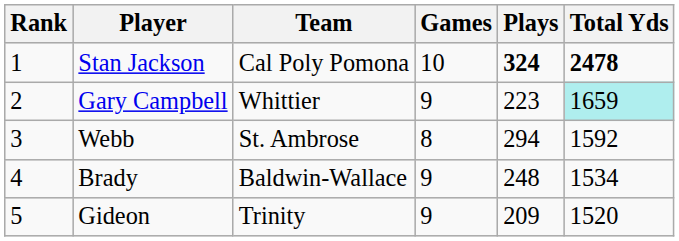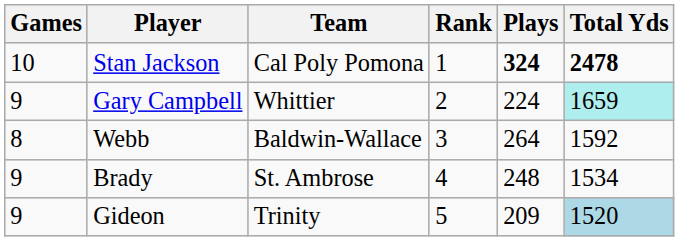columns swapped: (39, 23) <-> (456, 23)
(521, 100) 223 -> (521, 100) 224
(299, 139) St. Ambrose -> (338, 139) Baldwin-Wallace
(521, 139) 294 -> (521, 139) 264
(323, 178) Baldwin-Wallace -> (314, 178) St. Ambrose
(594, 216) no background -> (594, 216) lightblue background
